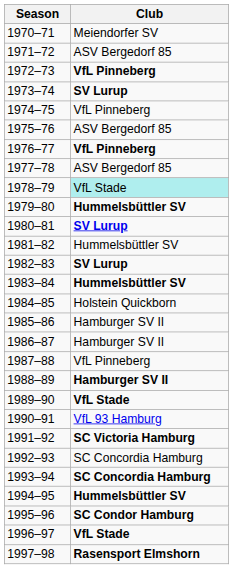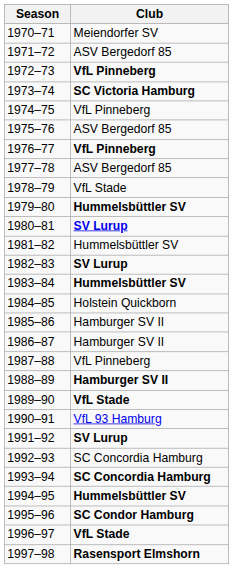(101, 91) SV Lurup -> (134, 91) SC Victoria Hamburg
(100, 187) paleturquoise background -> (100, 187) no background
(134, 438) SC Victoria Hamburg -> (101, 438) SV Lurup
